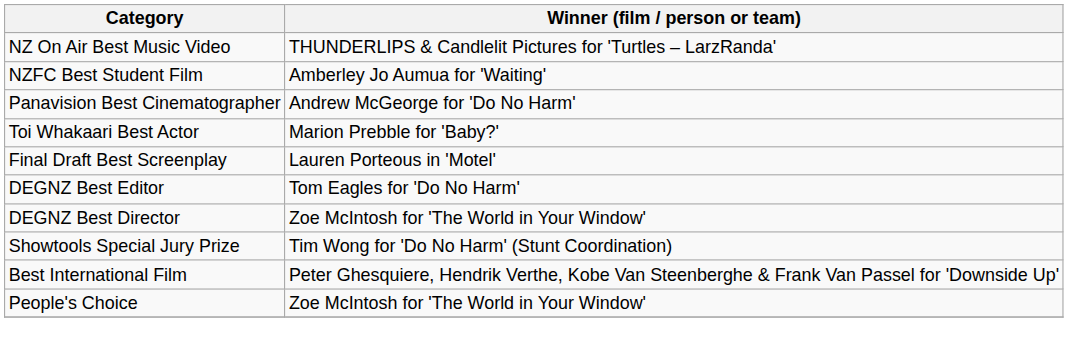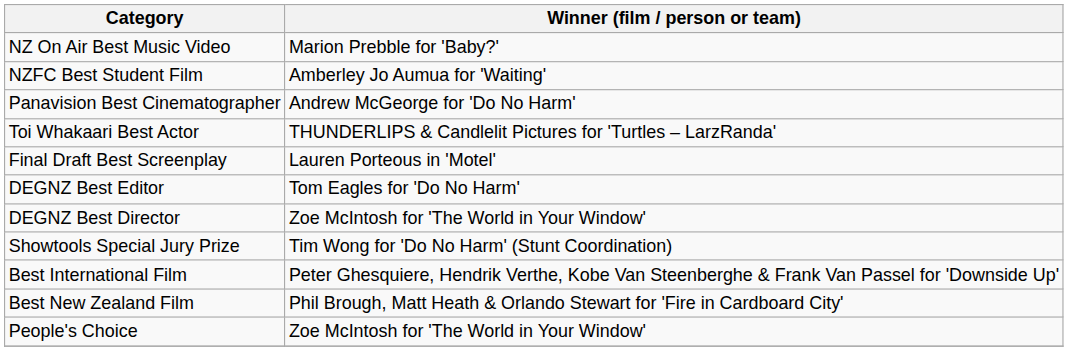(533, 47) THUNDERLIPS & Candlelit Pictures for 'Turtles – LarzRanda' -> (394, 47) Marion Prebble for 'Baby?'
(394, 132) Marion Prebble for 'Baby?' -> (533, 132) THUNDERLIPS & Candlelit Pictures for 'Turtles – LarzRanda'
+ row: (101, 302)
